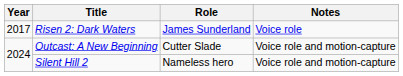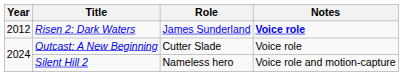(19, 29) 2017 -> (19, 29) 2012
(279, 29) normal -> (280, 29) bold
(326, 46) Voice role and motion-capture -> (279, 46) Voice role
